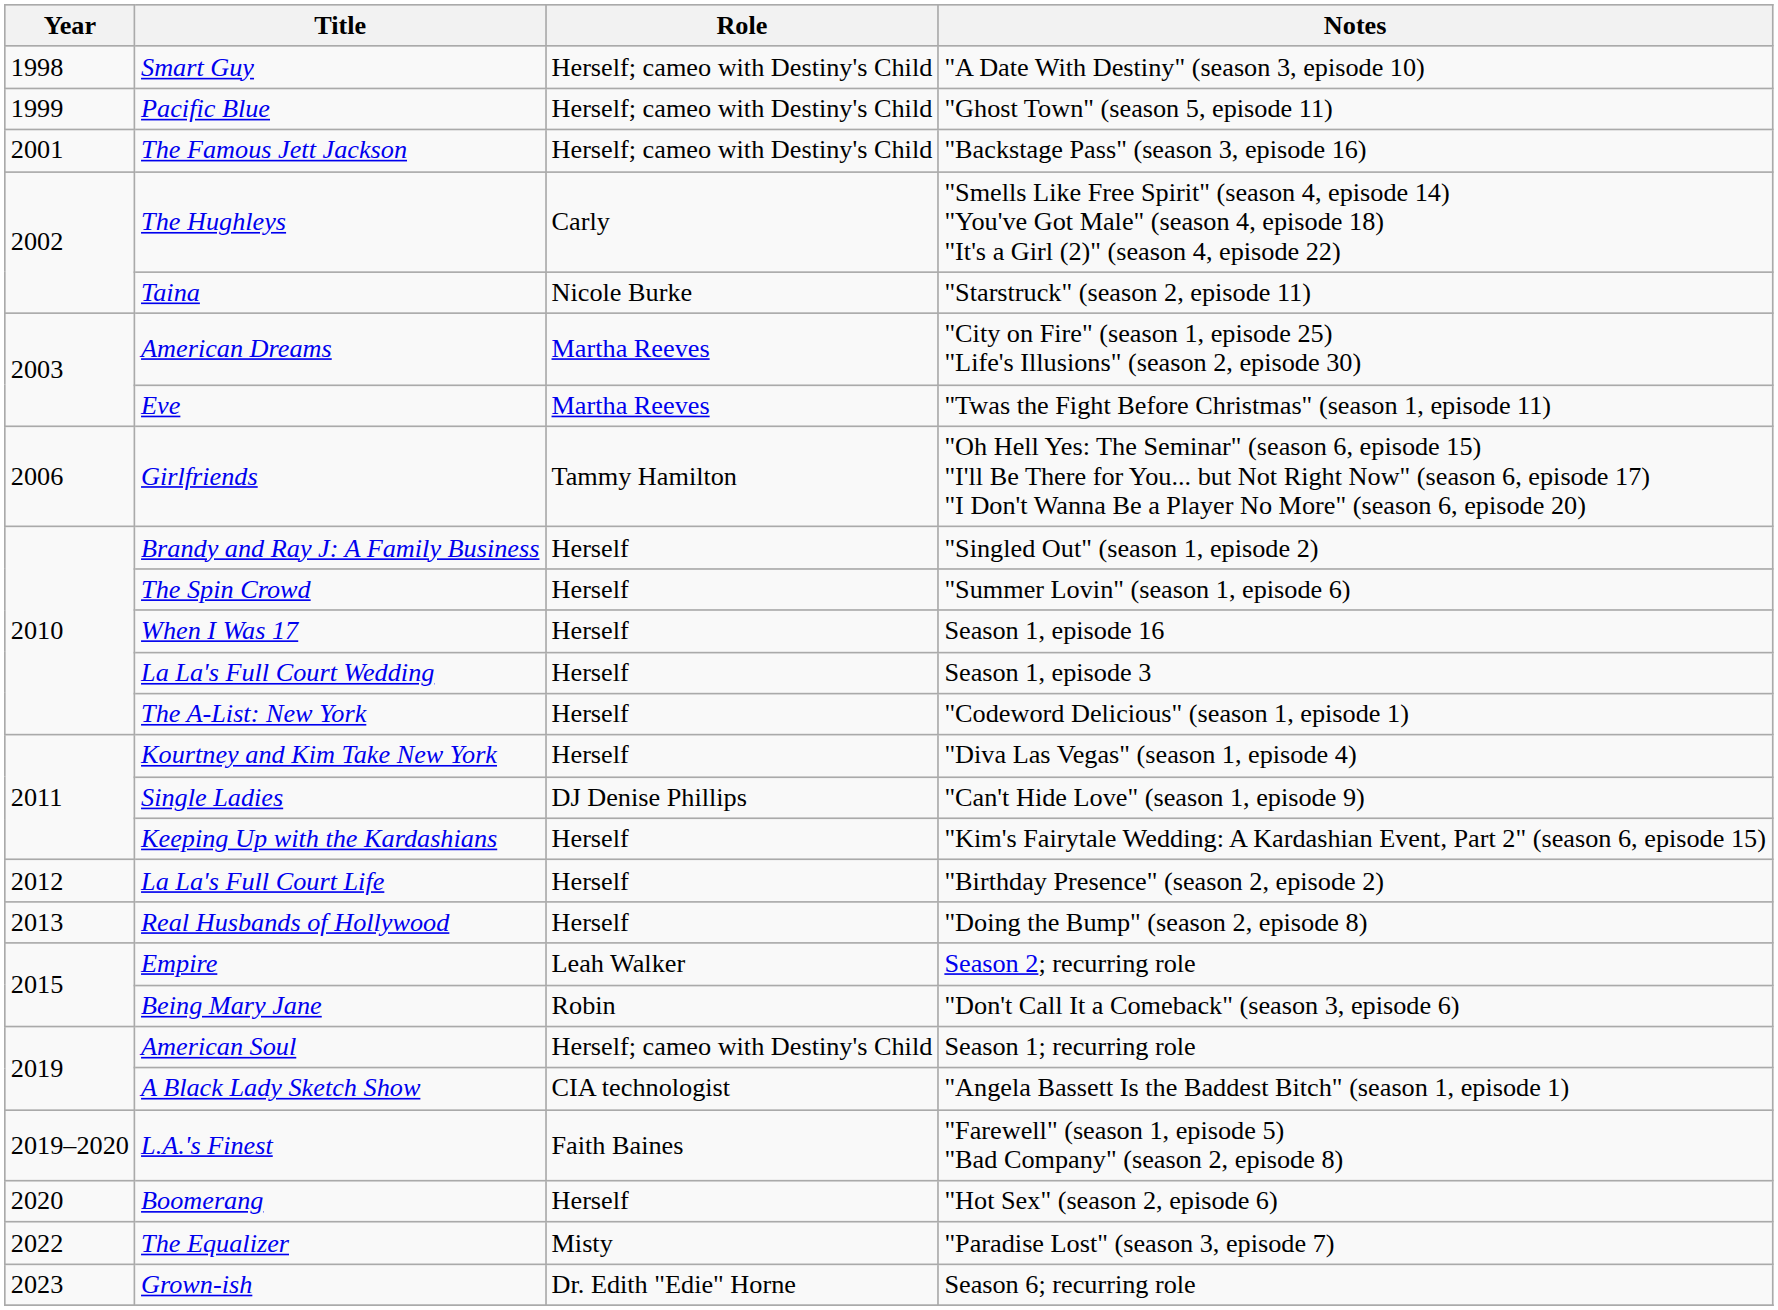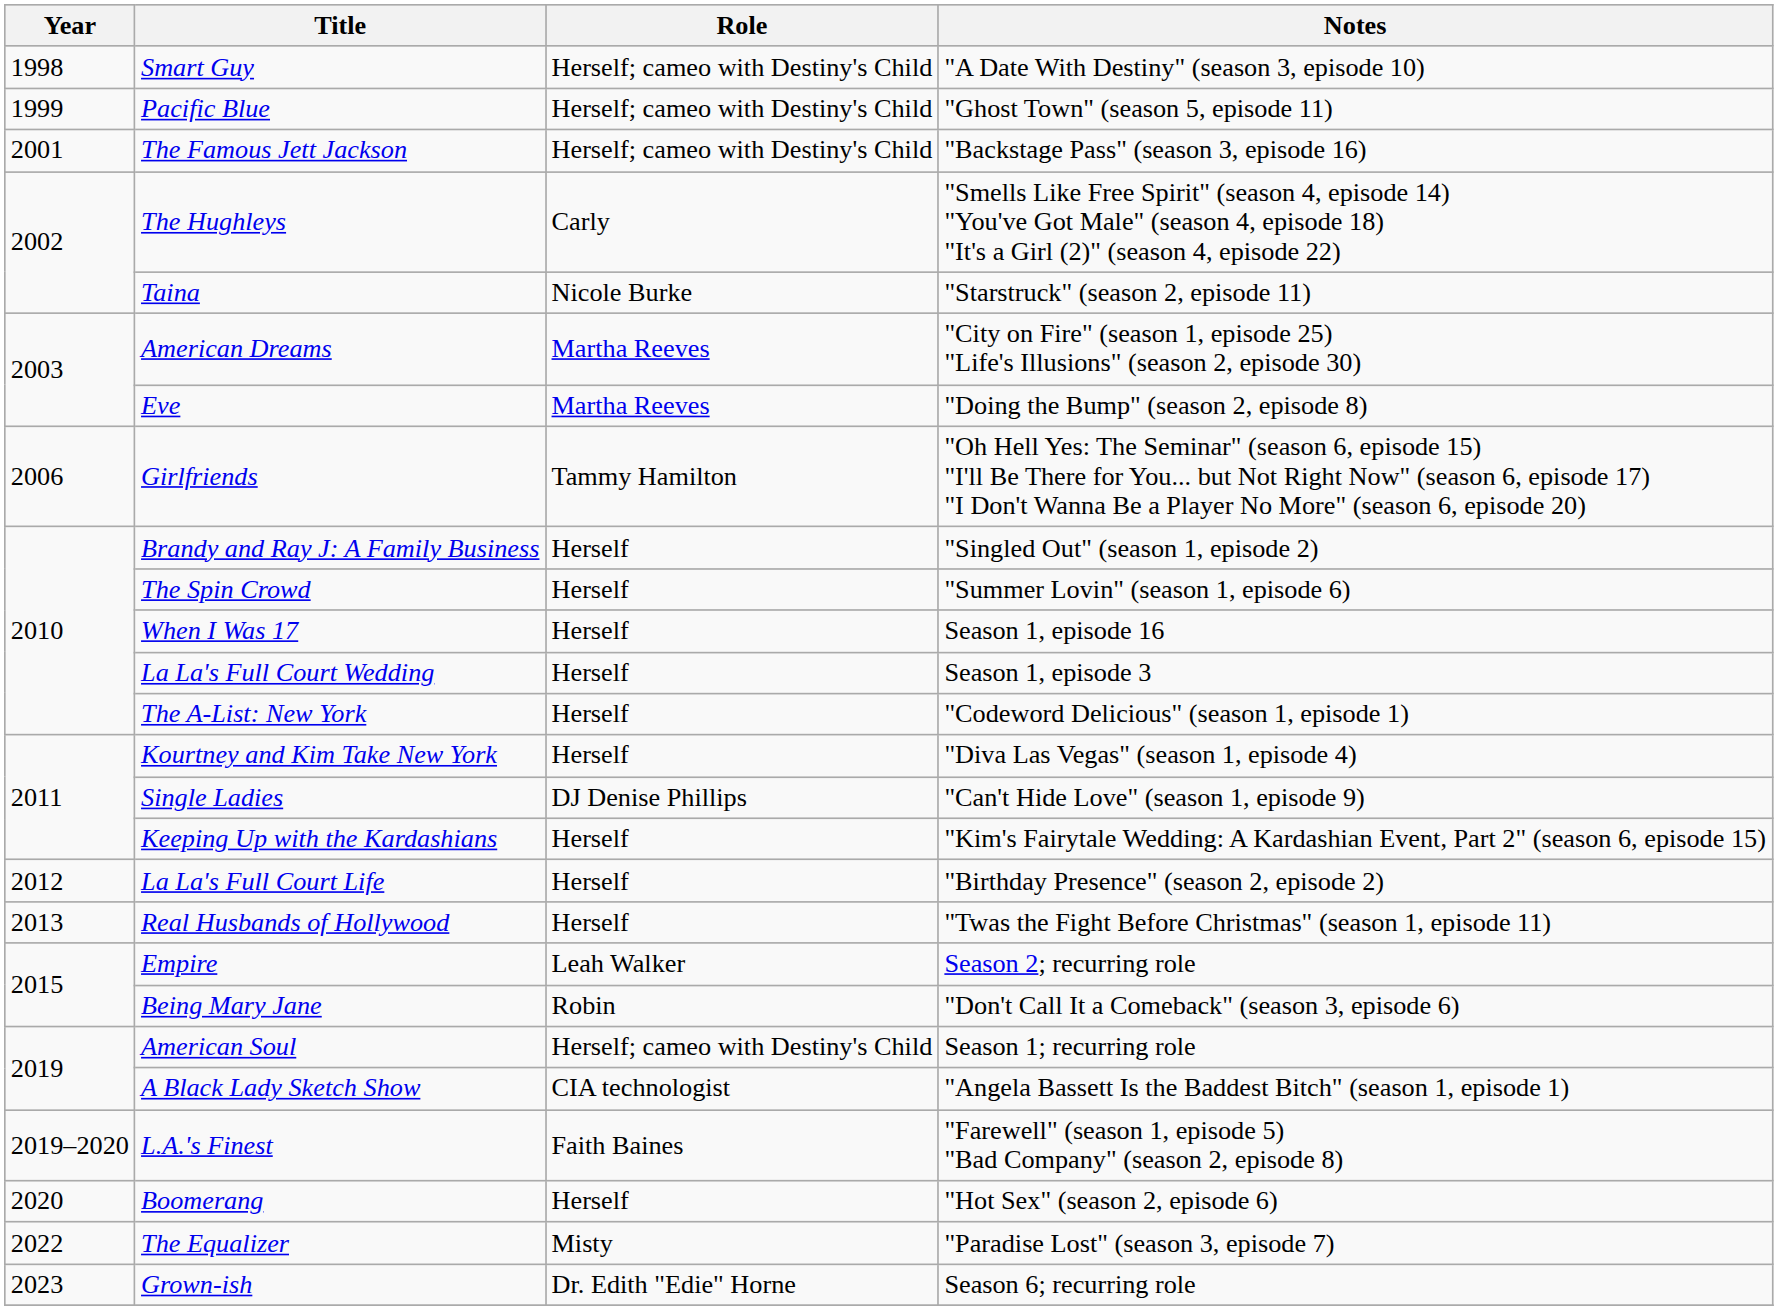(1248, 405) "Twas the Fight Before Christmas" (season 1, episode 11) -> (1156, 405) "Doing the Bump" (season 2, episode 8)
(1156, 921) "Doing the Bump" (season 2, episode 8) -> (1248, 921) "Twas the Fight Before Christmas" (season 1, episode 11)
